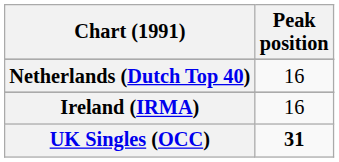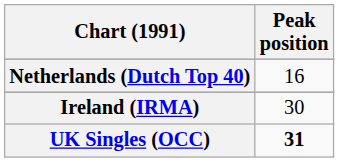(294, 107) 16 -> (294, 107) 30
